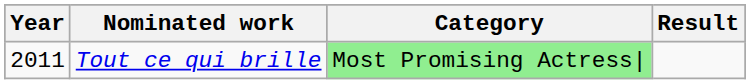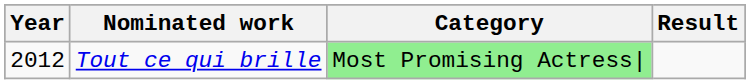(38, 60) 2011 -> (38, 60) 2012
